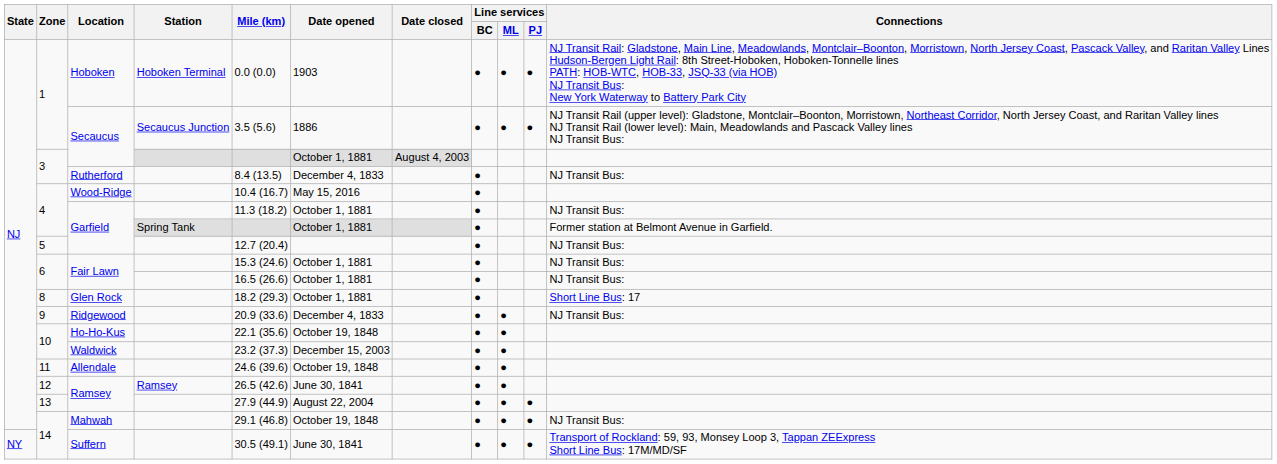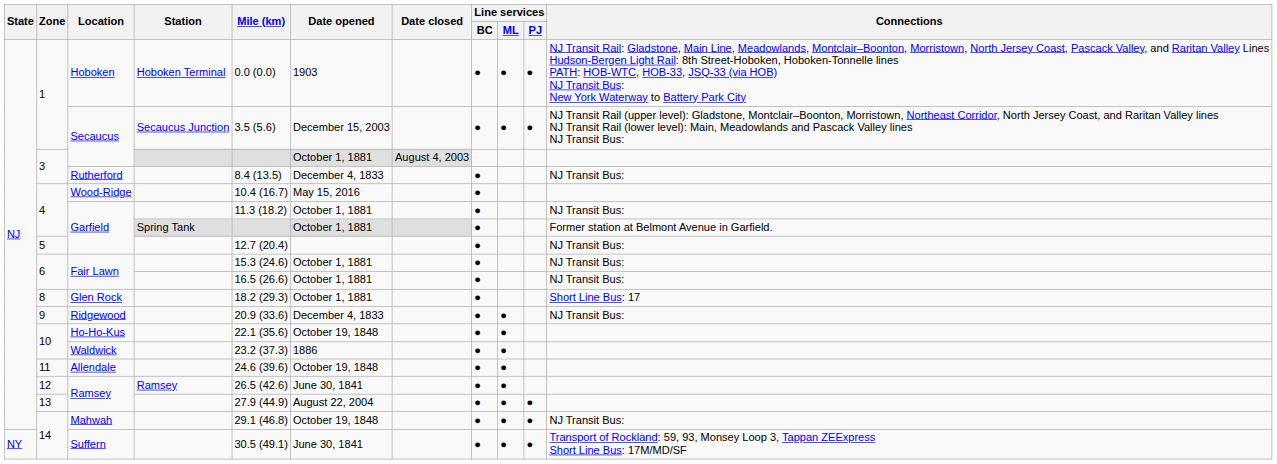(305, 127) 1886 -> (341, 127) December 15, 2003
(341, 350) December 15, 2003 -> (305, 350) 1886
